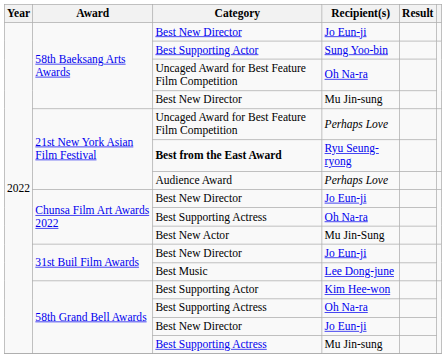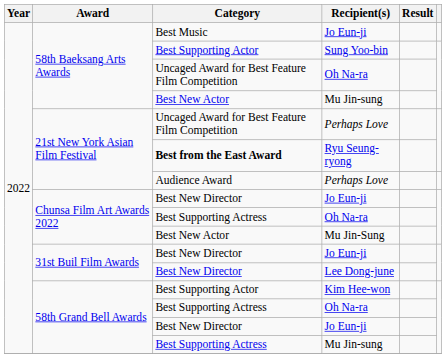(199, 31) Best New Director -> (181, 31) Best Music
(199, 99) Best New Director -> (192, 99) Best New Actor
(181, 271) Best Music -> (199, 271) Best New Director
